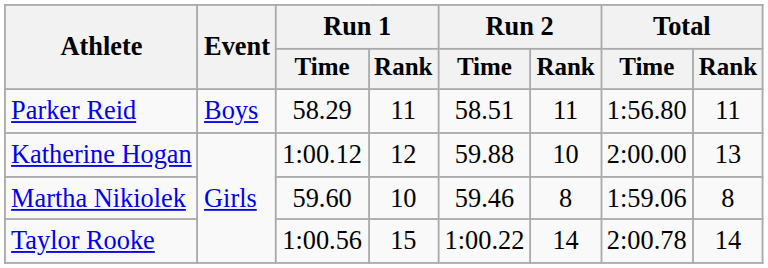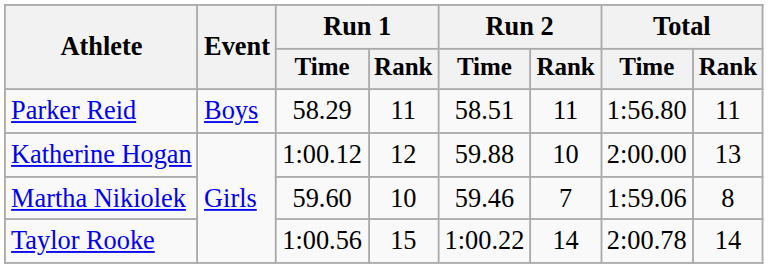(566, 198) 8 -> (566, 198) 7
